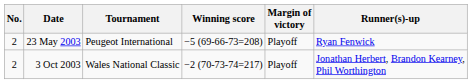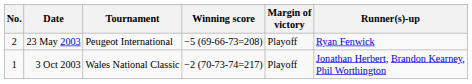(14, 64) 2 -> (14, 64) 1
